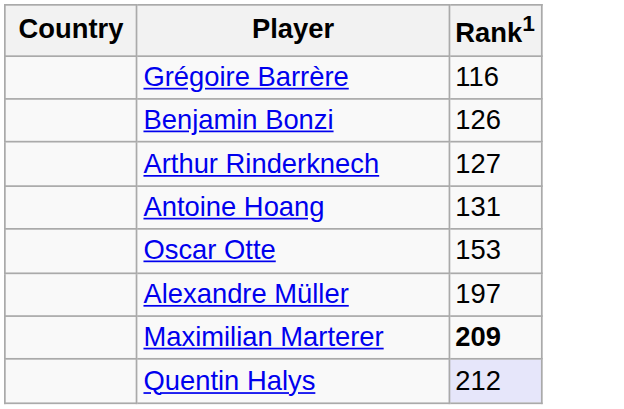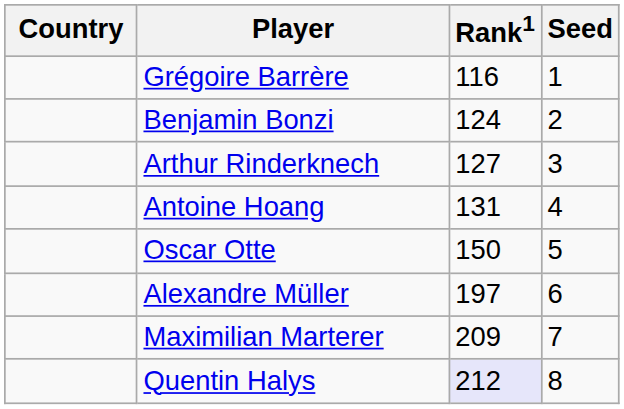+ column: (580, 29)
(478, 120) 126 -> (478, 120) 124
(478, 250) 153 -> (478, 250) 150
(478, 337) bold -> (478, 337) normal
